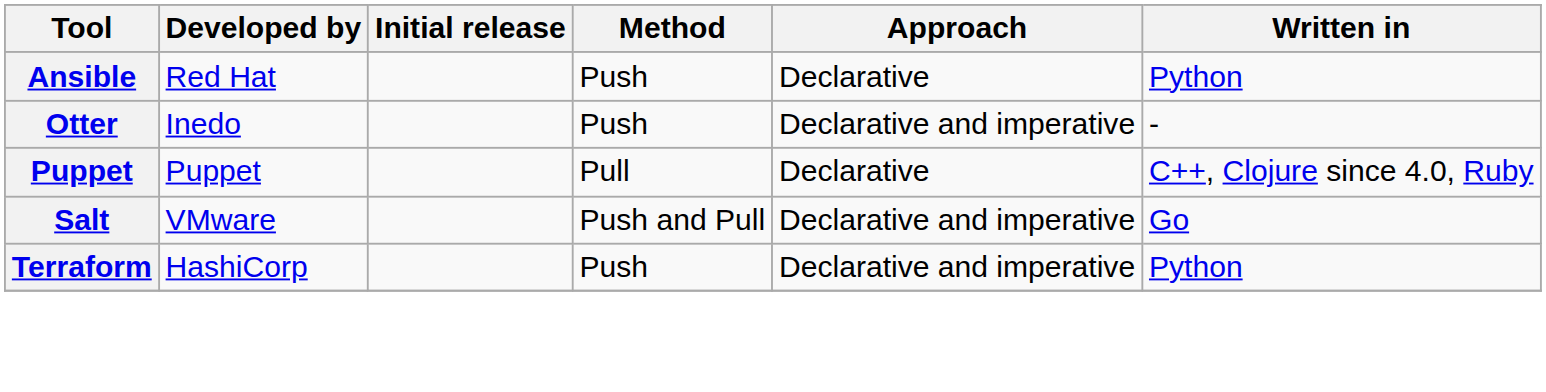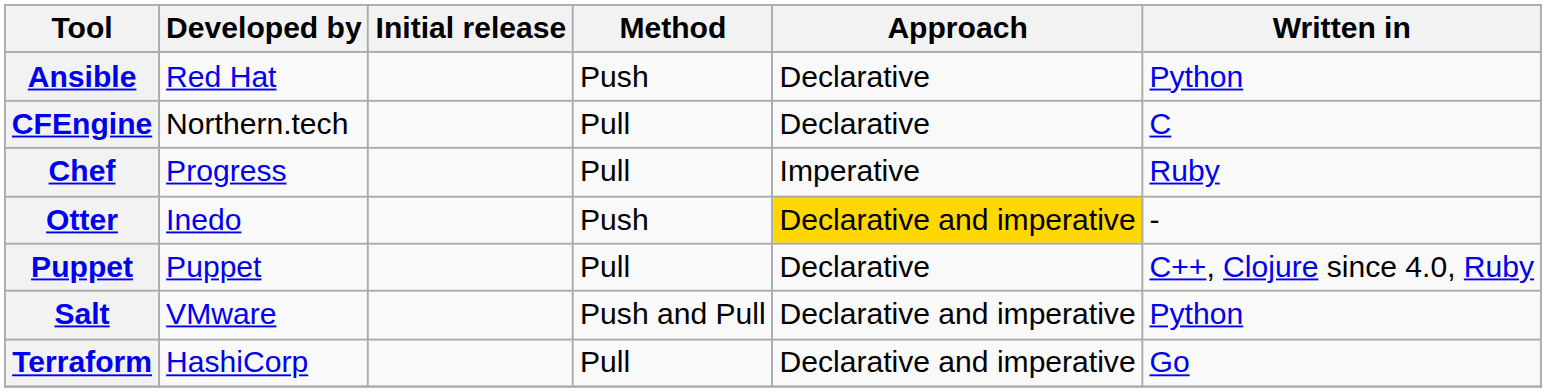+ row: (82, 123)
+ row: (82, 171)
(957, 123) no background -> (958, 219) gold background
(1169, 219) Go -> (1196, 314) Python
(614, 266) Push -> (605, 362) Pull
(1196, 266) Python -> (1170, 362) Go
